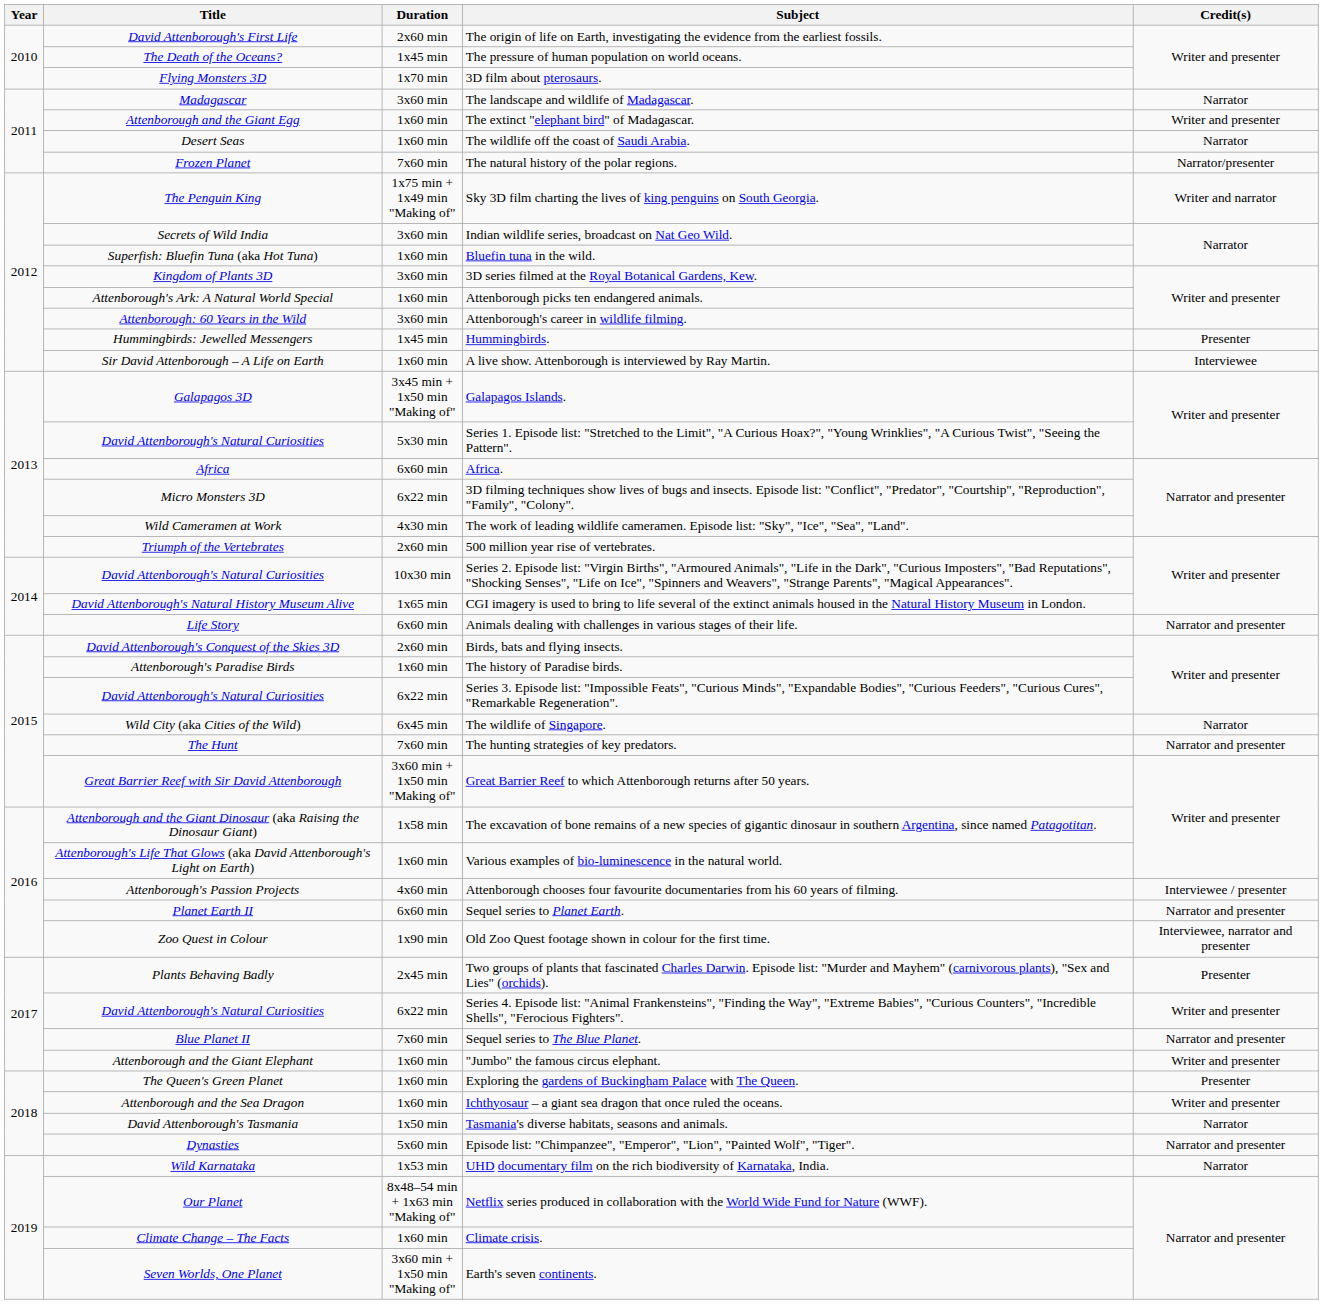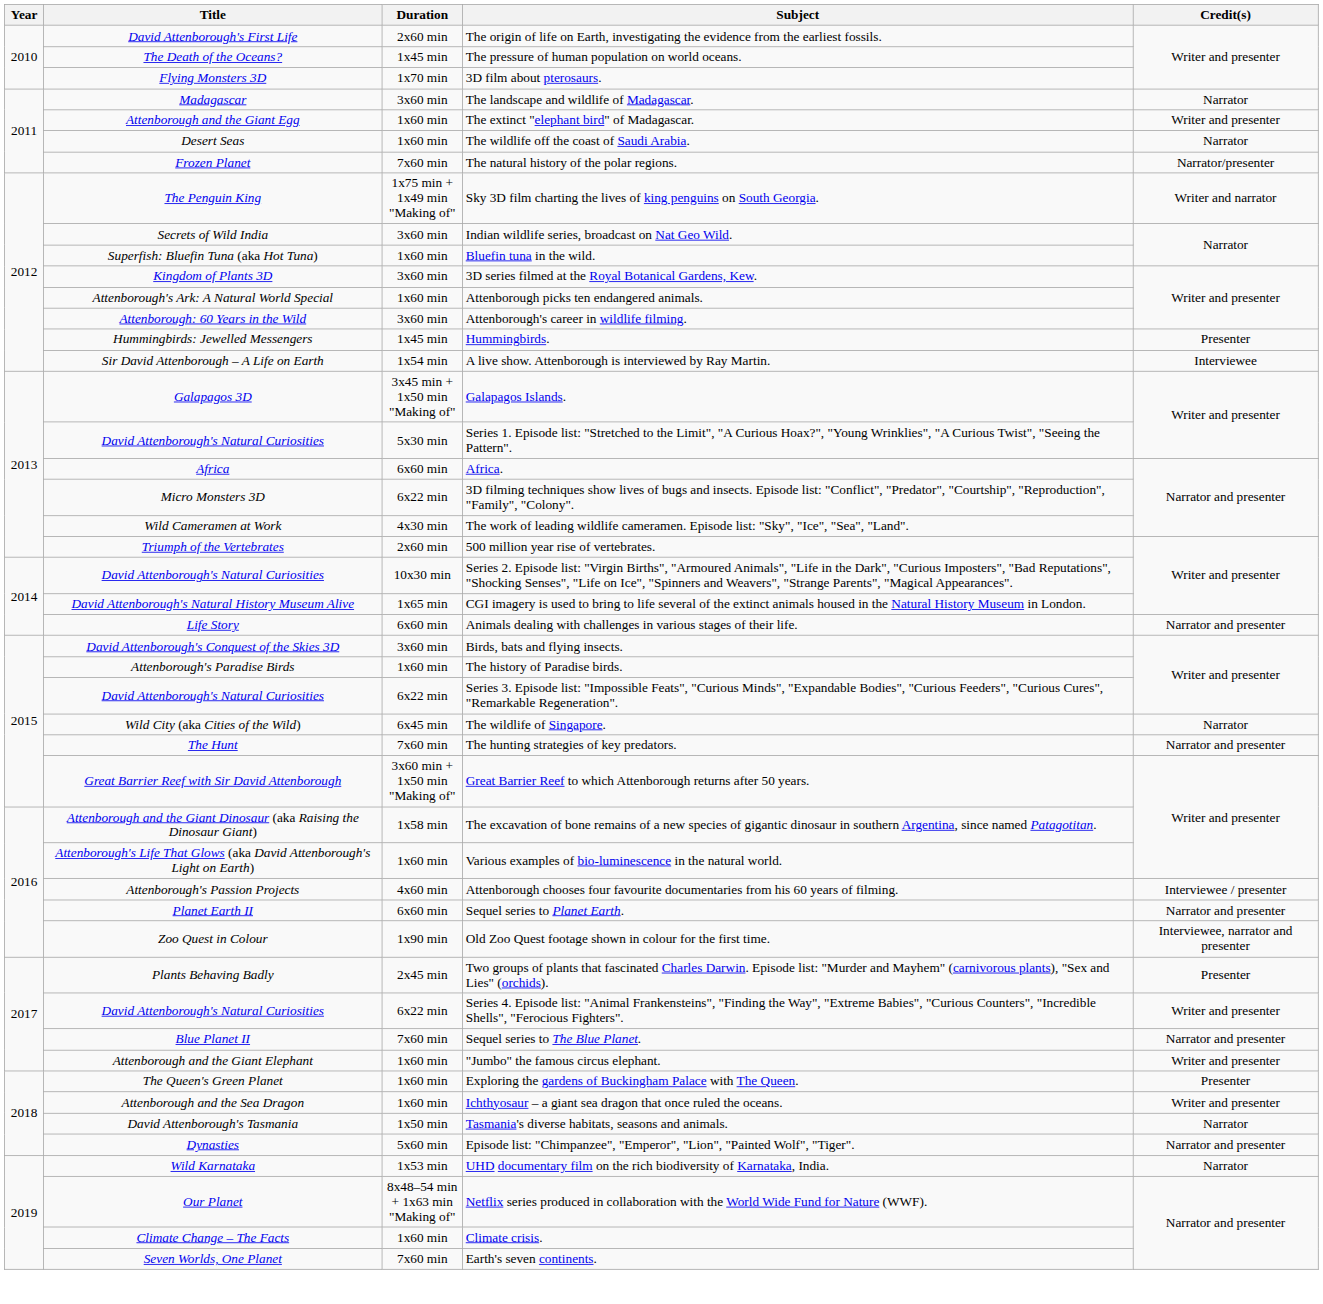(422, 360) 1x60 min -> (422, 360) 1x54 min
(422, 646) 2x60 min -> (422, 646) 3x60 min
(422, 1273) 3x60 min + 1x50 min "Making of" -> (422, 1258) 7x60 min
